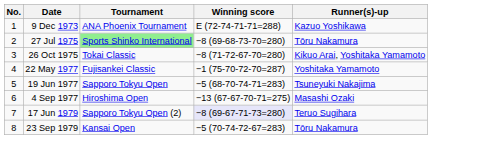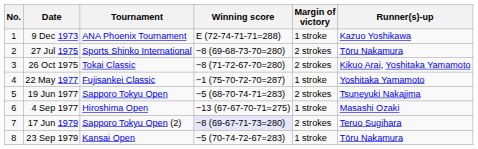+ column: (315, 17)
(137, 41) lightgreen background -> (137, 51) no background
